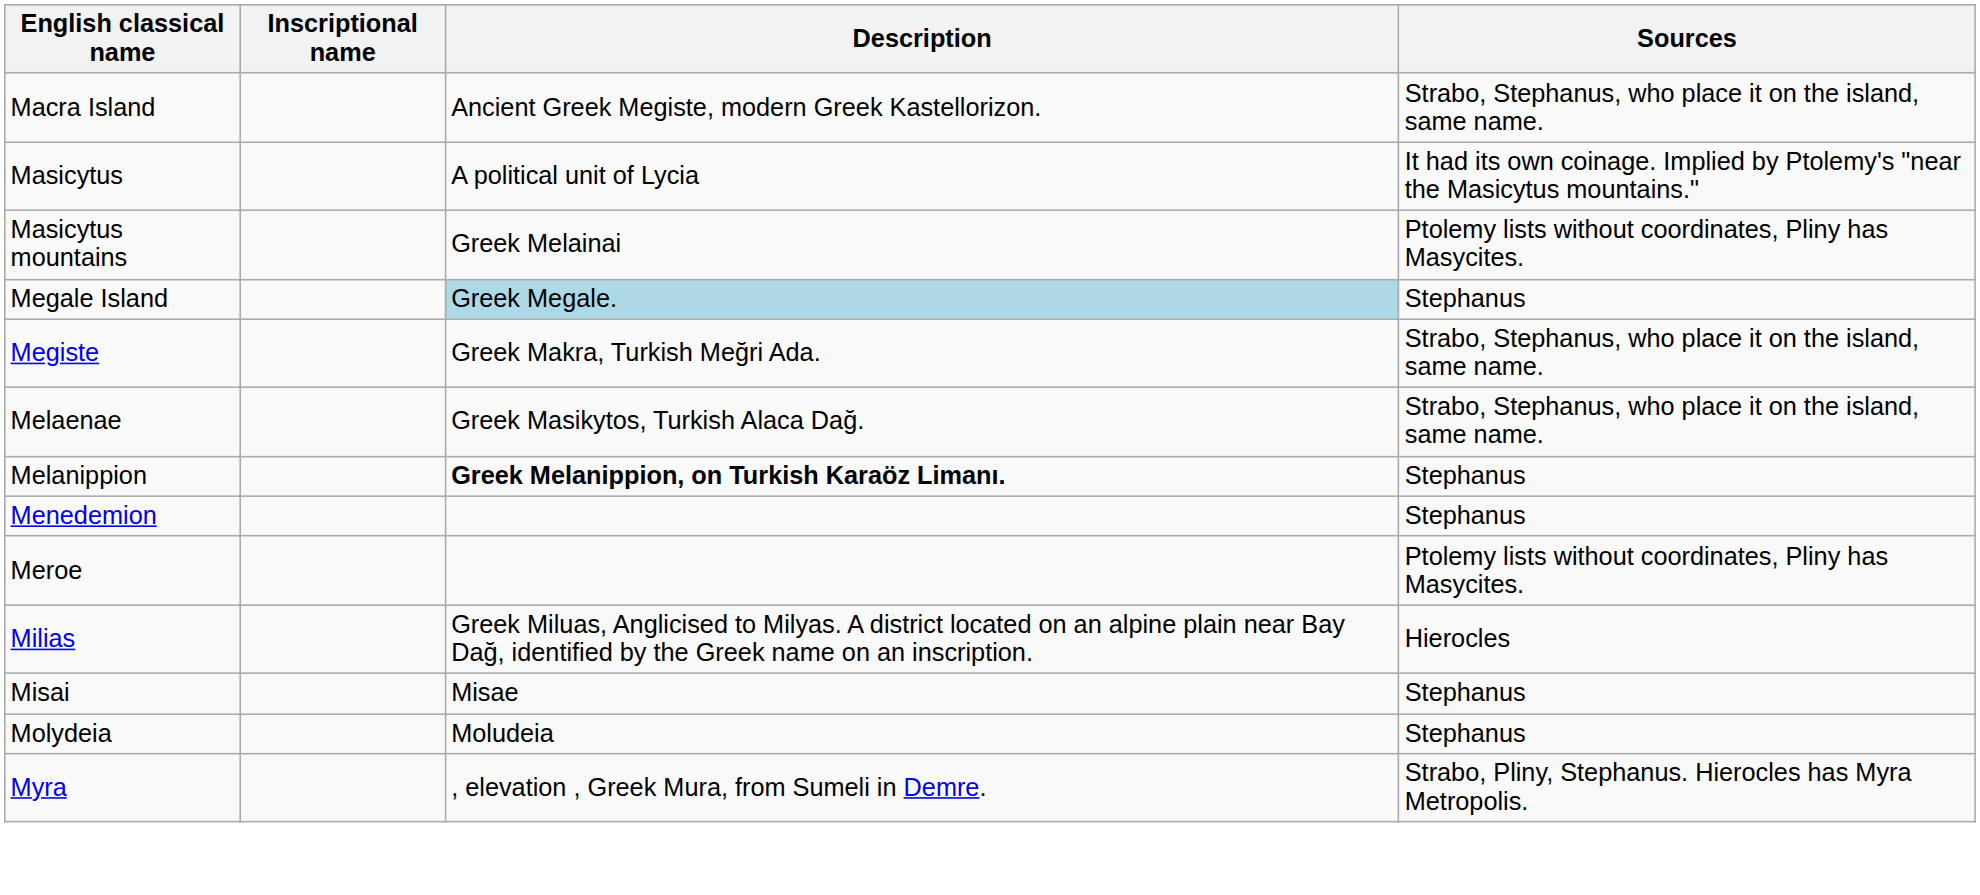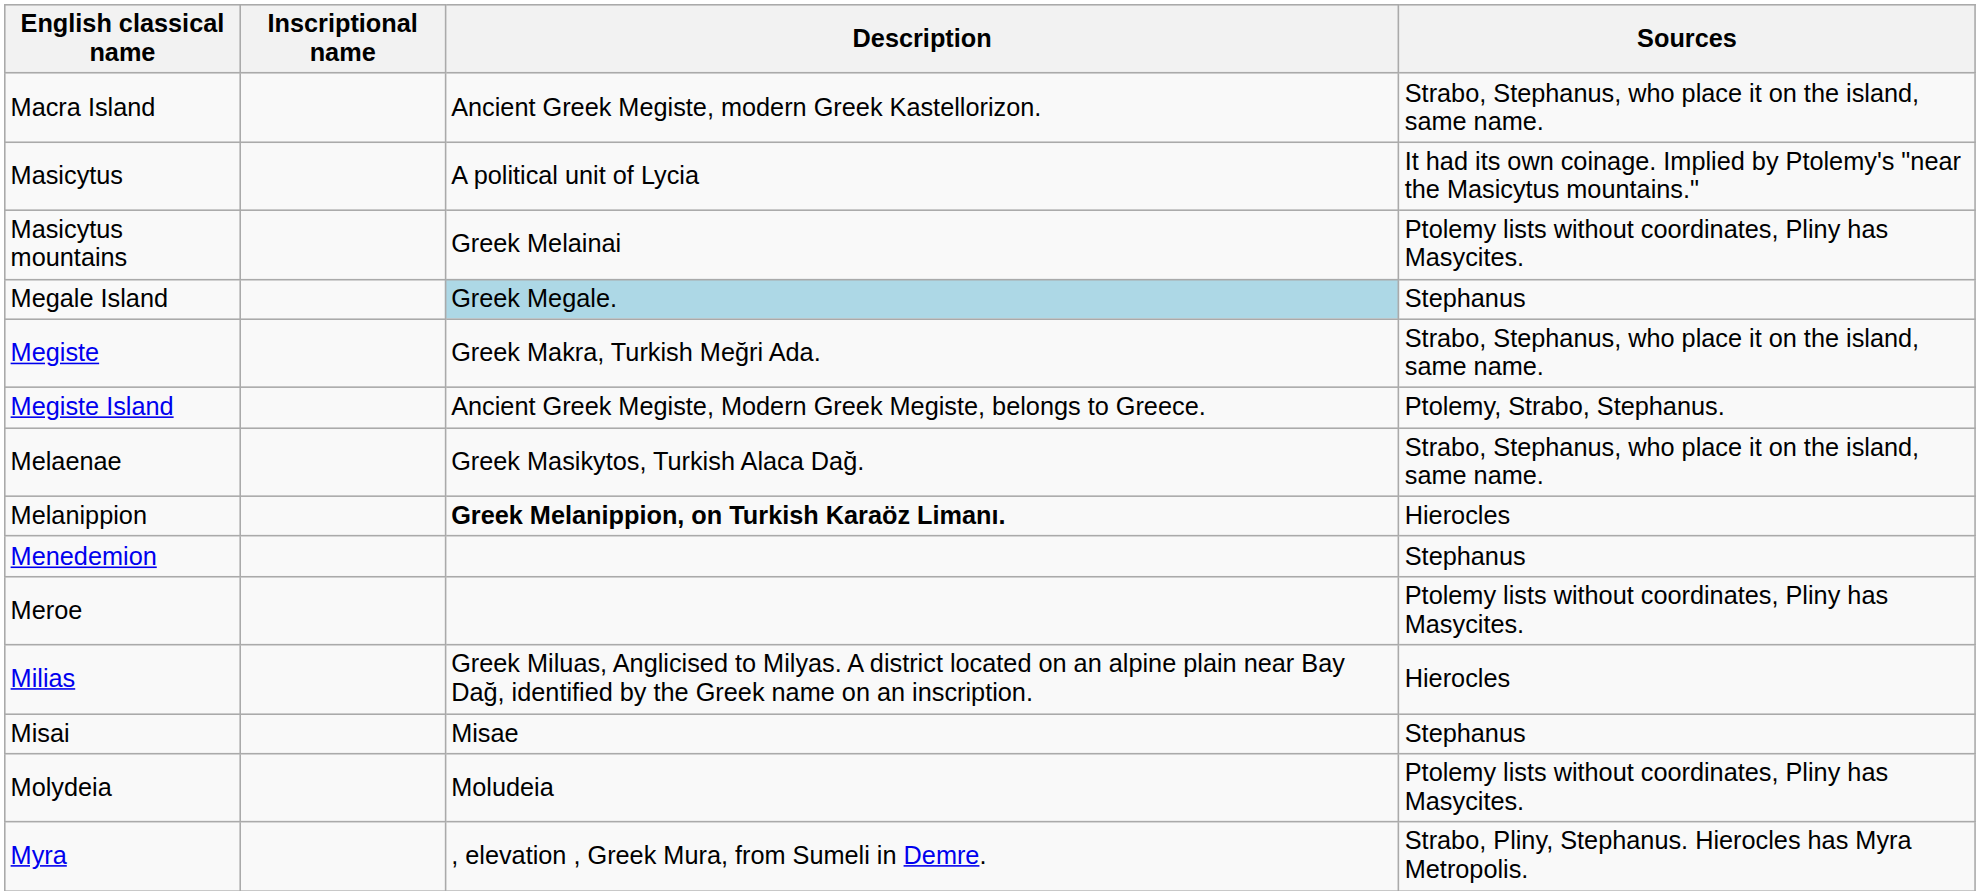+ row: (92, 407)
(1465, 475) Stephanus -> (1457, 515) Hierocles
(1465, 733) Stephanus -> (1646, 787) Ptolemy lists without coordinates, Pliny has Masycites.
